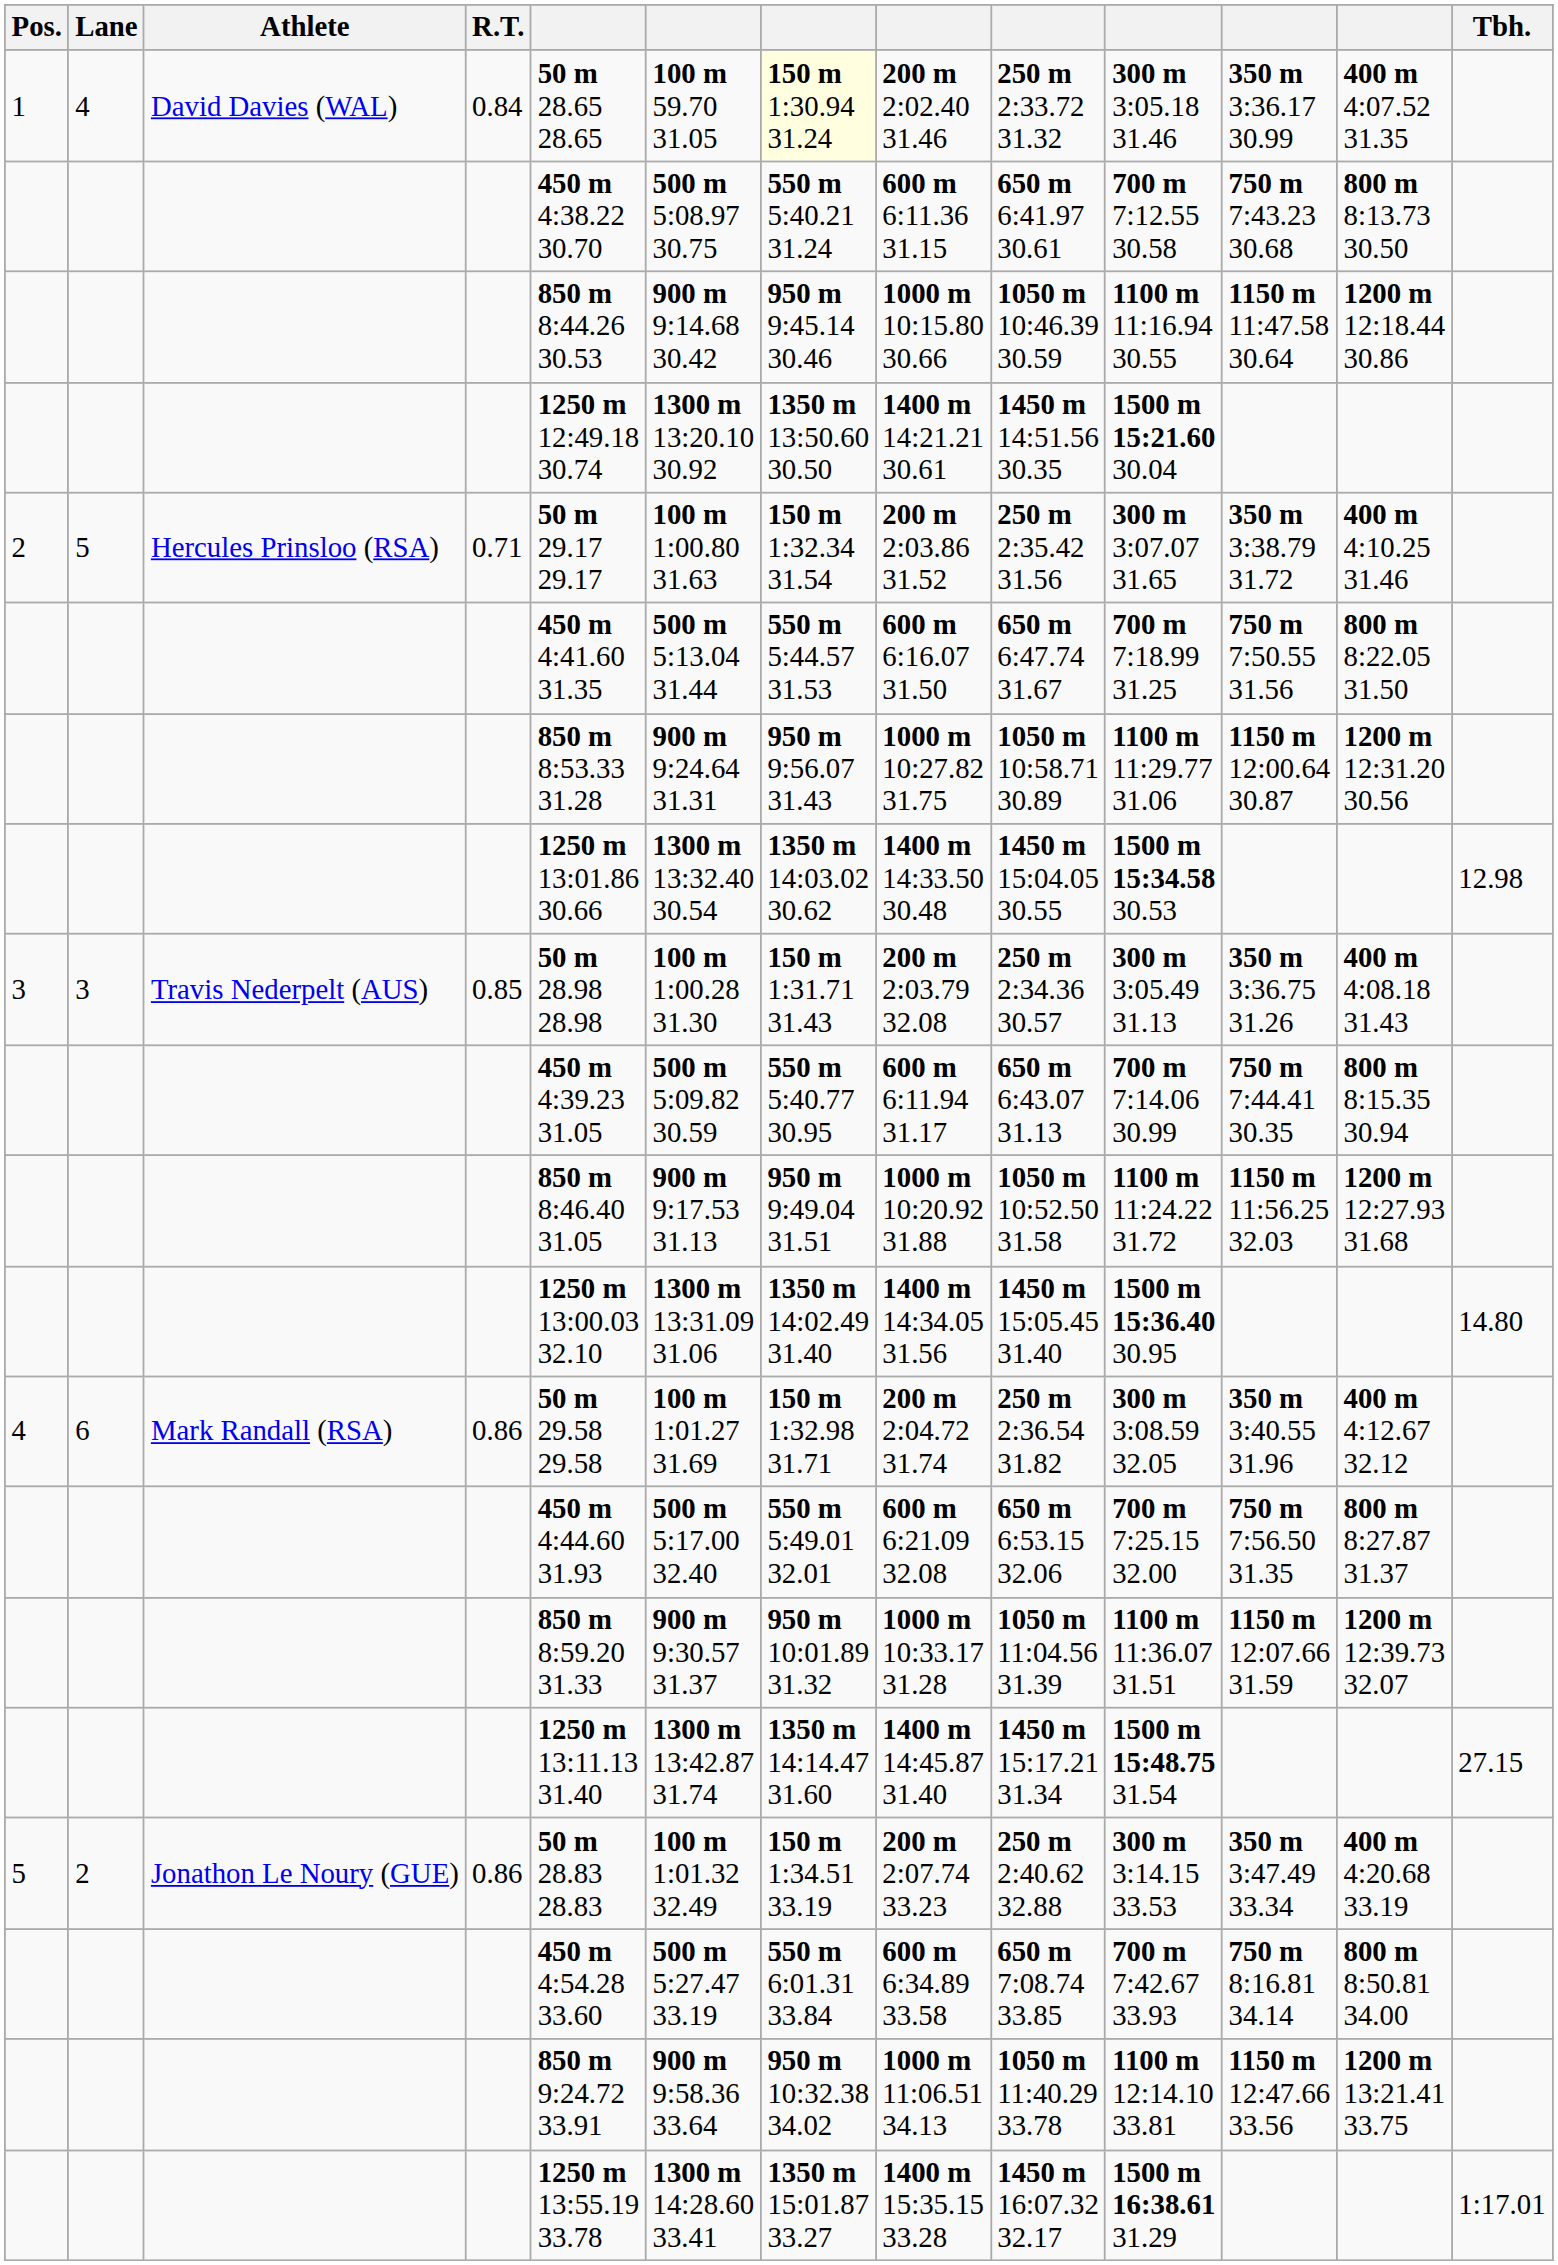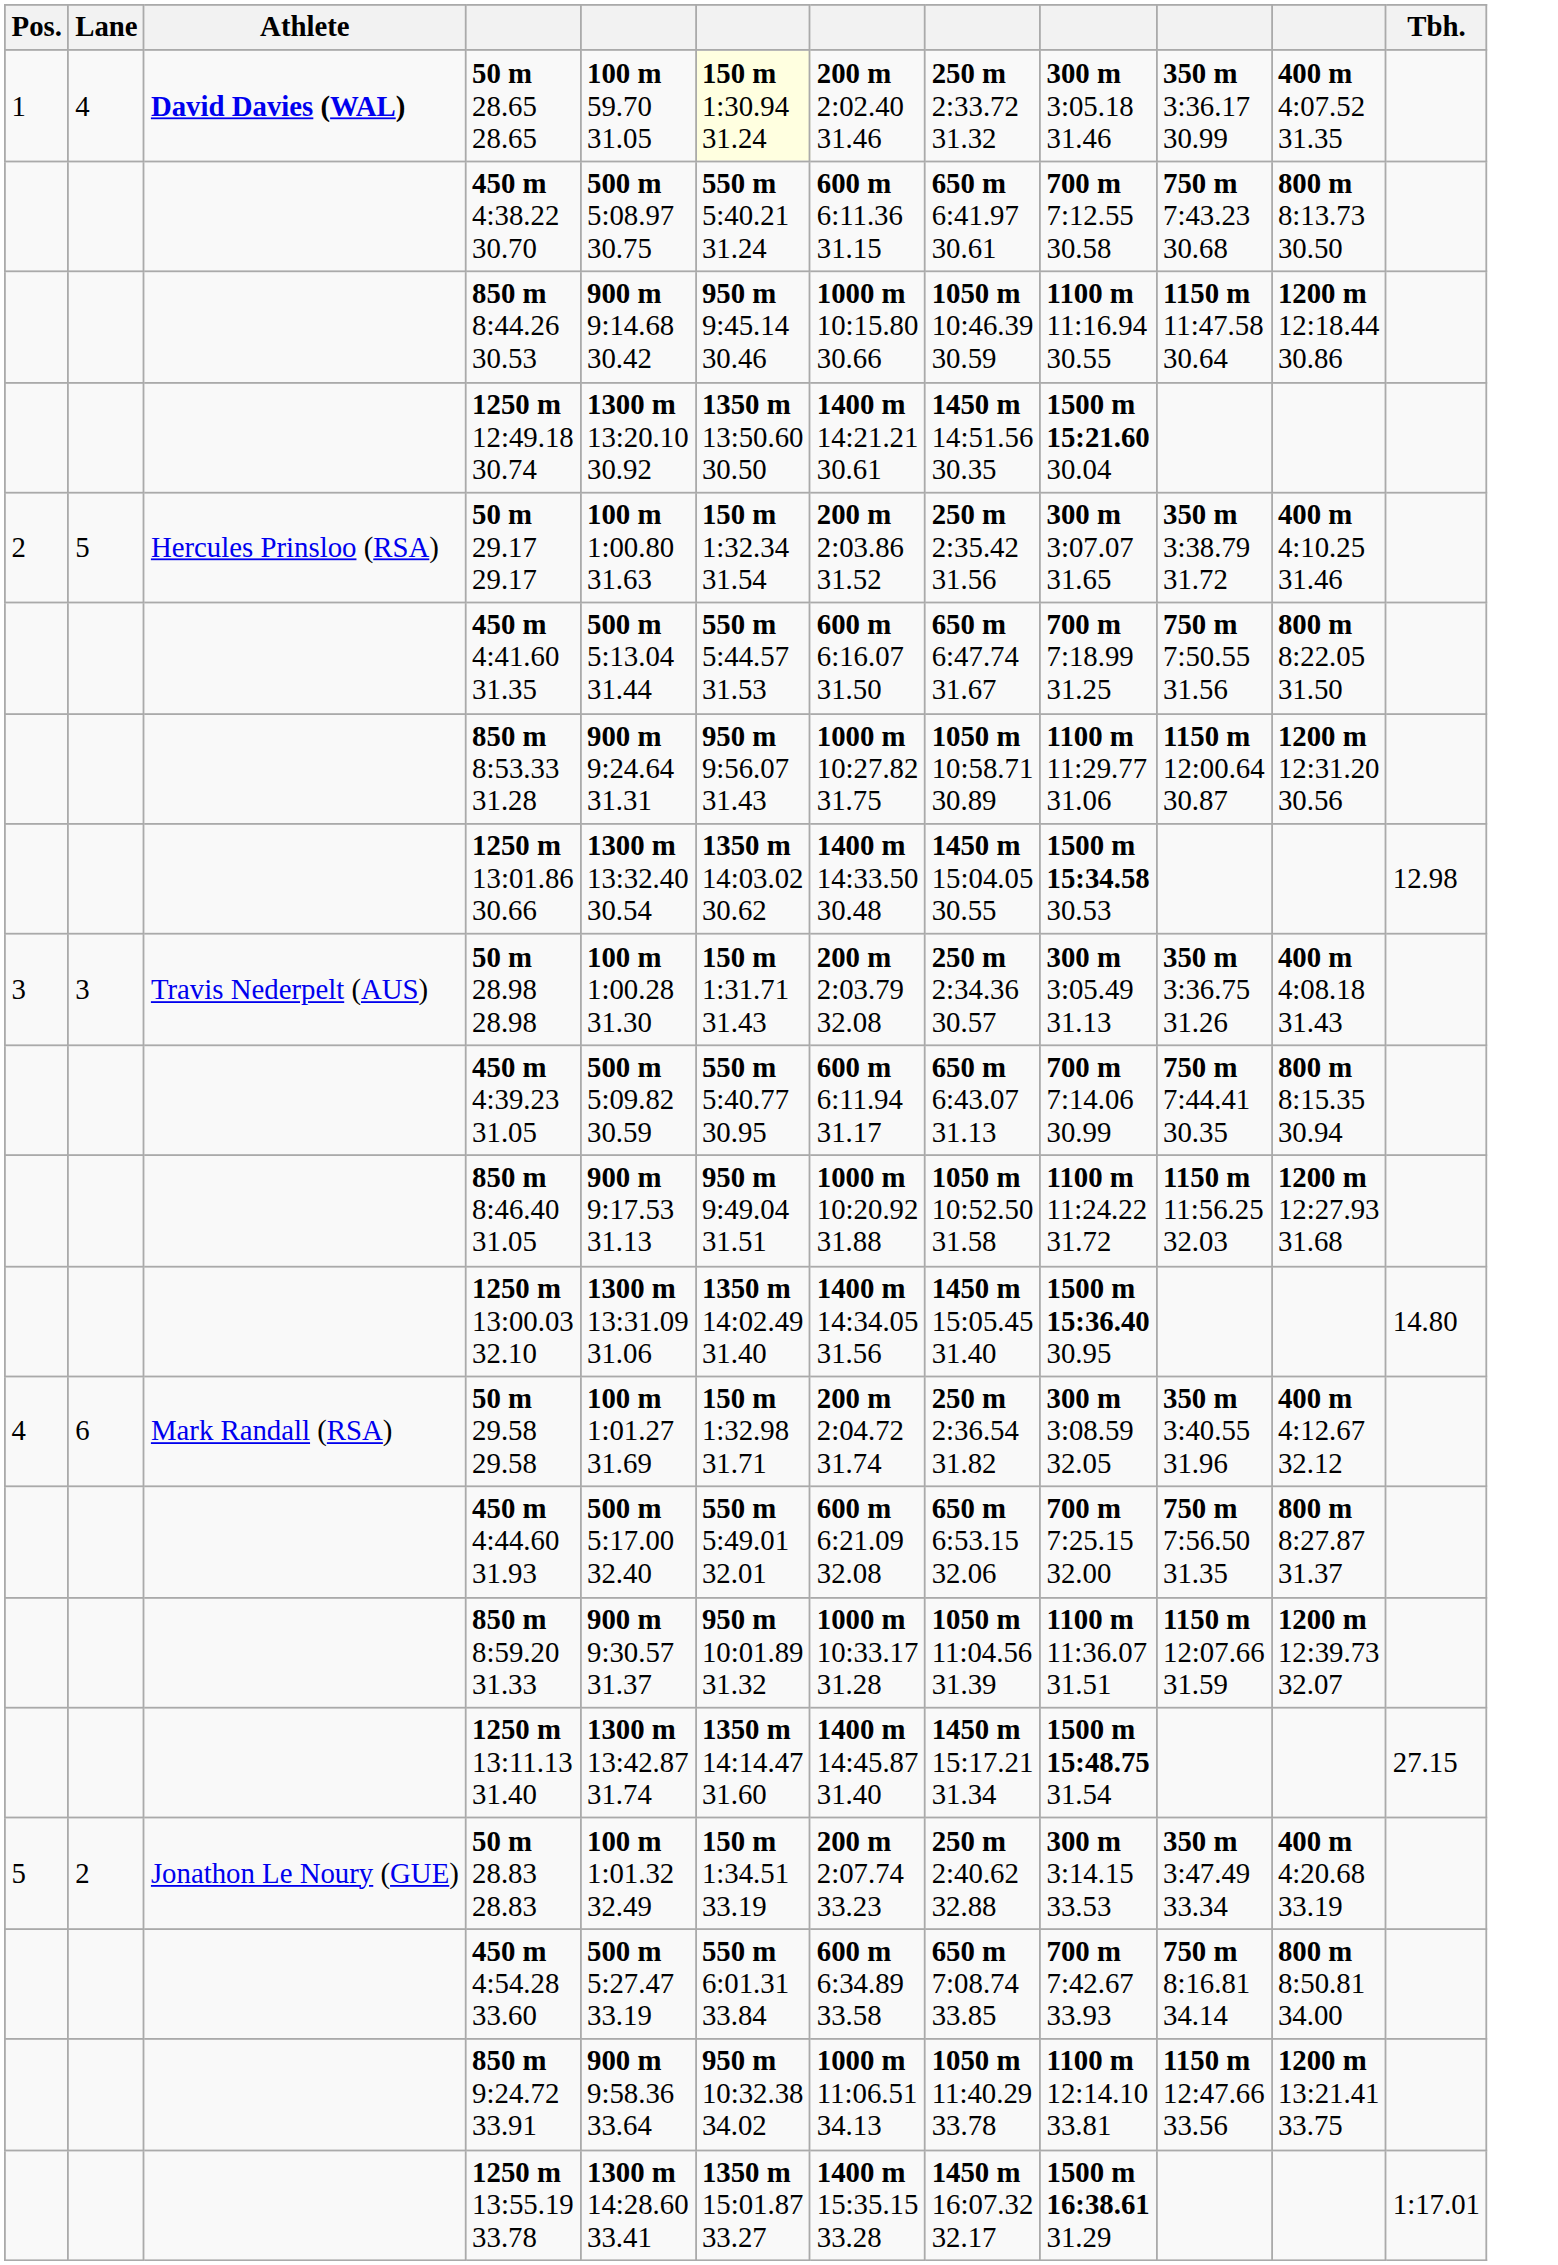- column: (498, 27)
(274, 105) normal -> (278, 105) bold
